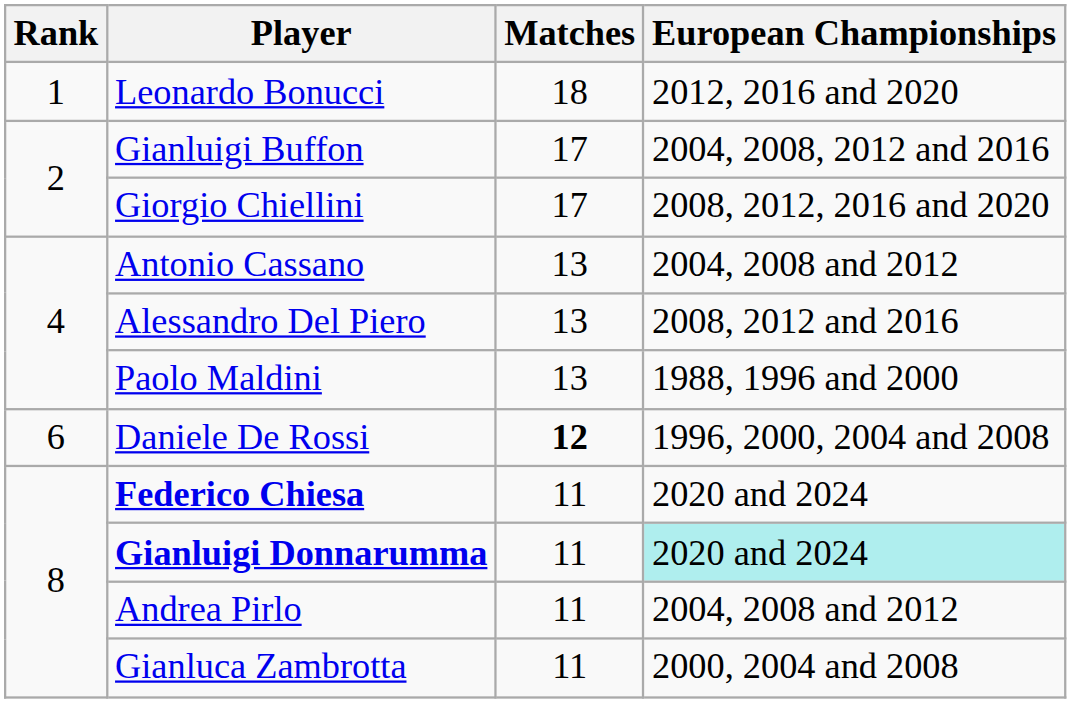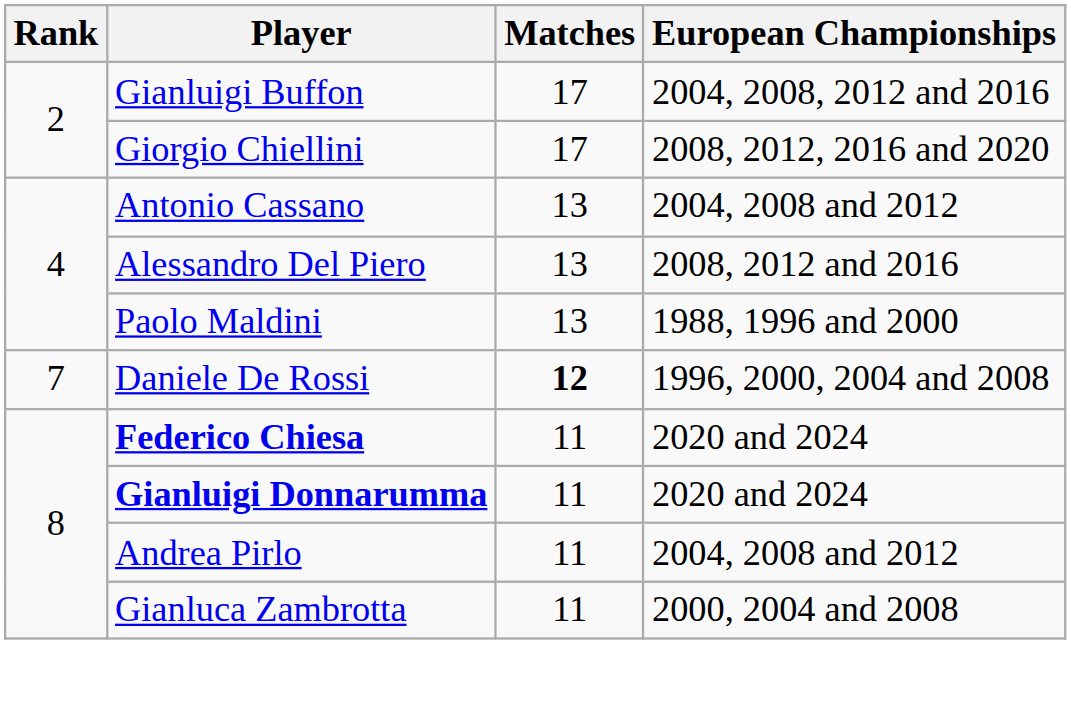- row: (250, 90)
(56, 436) 6 -> (56, 378) 7
(760, 551) paleturquoise background -> (760, 494) no background
